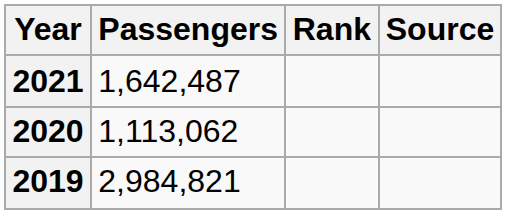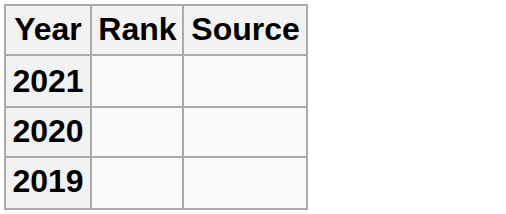- column: (188, 29)
